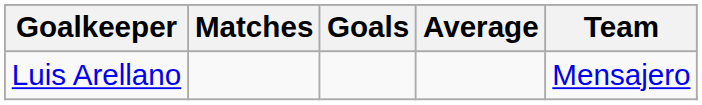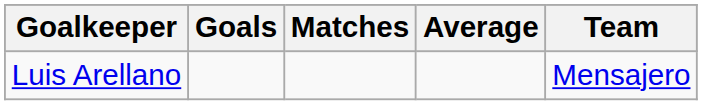columns swapped: (368, 27) <-> (254, 27)
